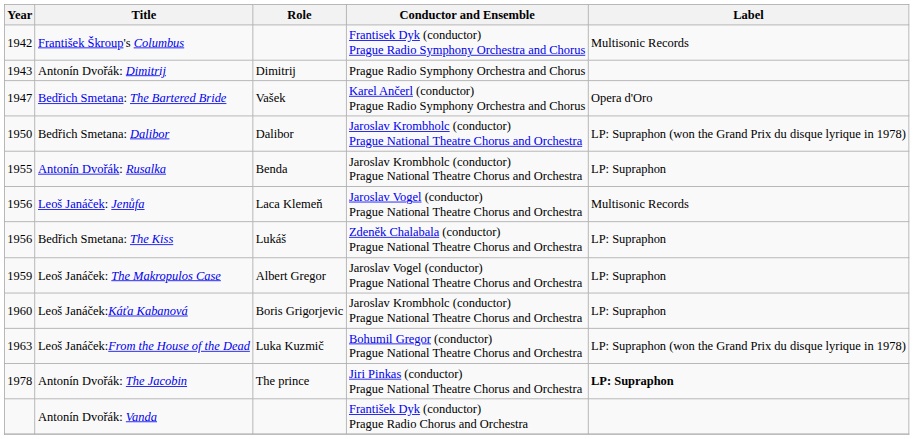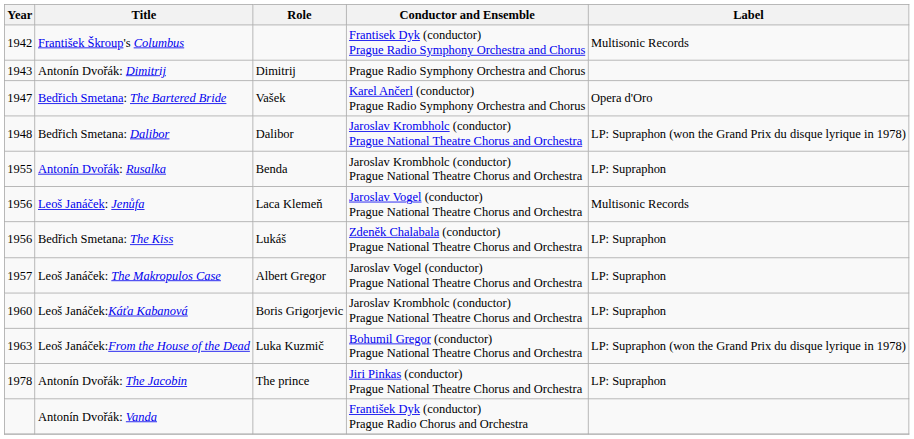(20, 134) 1950 -> (20, 134) 1948
(20, 275) 1959 -> (20, 275) 1957
(632, 381) bold -> (629, 381) normal
